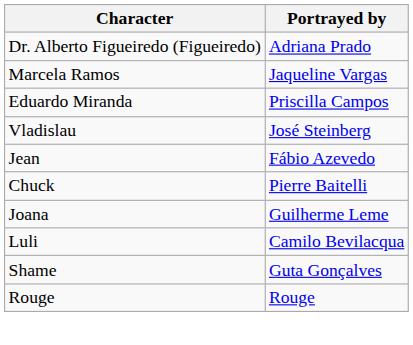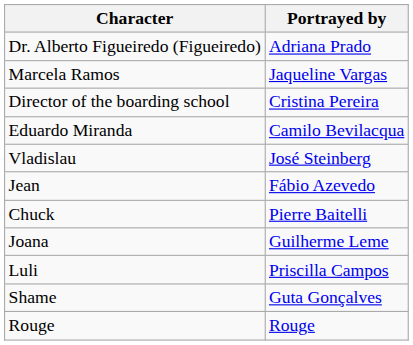+ row: (119, 102)
(329, 102) Priscilla Campos -> (337, 130) Camilo Bevilacqua
(337, 241) Camilo Bevilacqua -> (329, 269) Priscilla Campos
